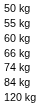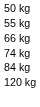- row: (17, 38)
